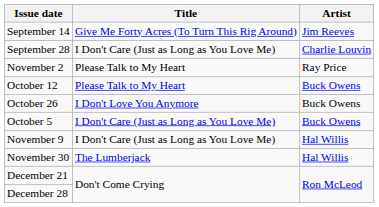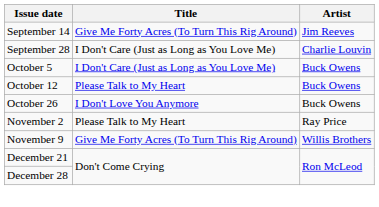rows swapped: (30, 121) <-> (35, 67)
(175, 139) I Don't Care (Just as Long as You Love Me) -> (186, 139) Give Me Forty Acres (To Turn This Rig Around)
(325, 139) Hal Willis -> (337, 139) Willis Brothers
- row: (38, 157)
